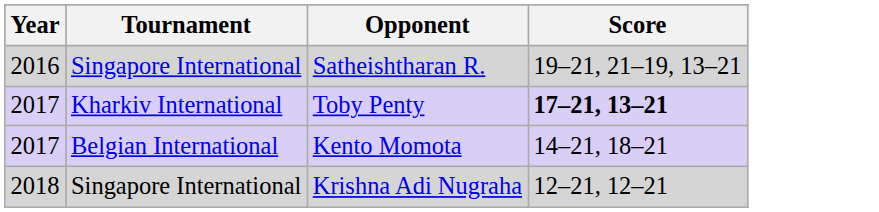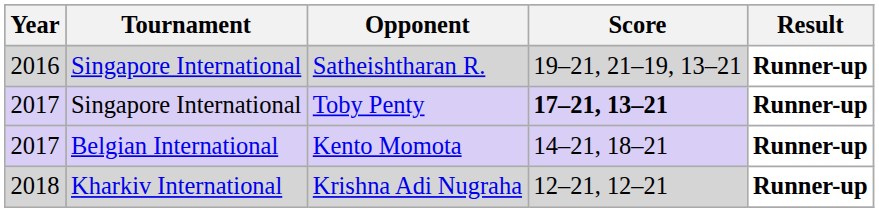+ column: (810, 25)
(177, 105) Kharkiv International -> (186, 105) Singapore International
(186, 186) Singapore International -> (177, 186) Kharkiv International
